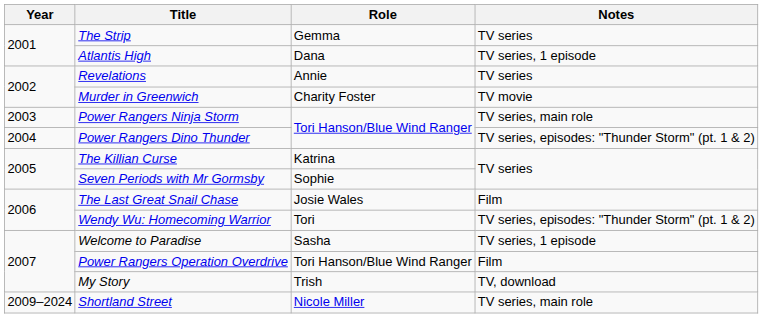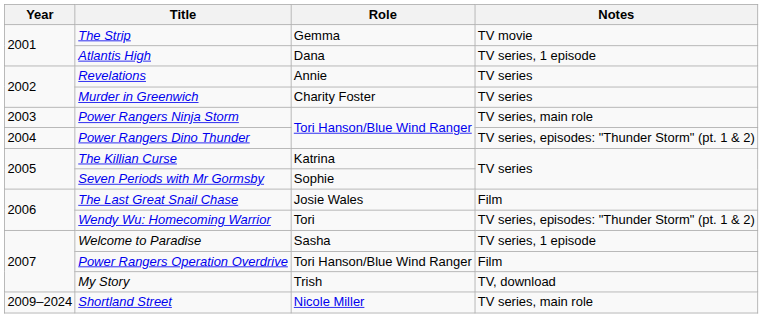(505, 35) TV series -> (505, 35) TV movie
(505, 96) TV movie -> (505, 96) TV series
